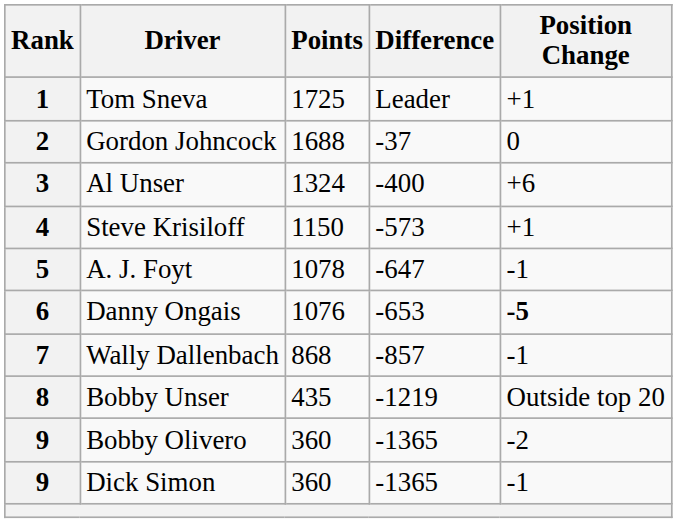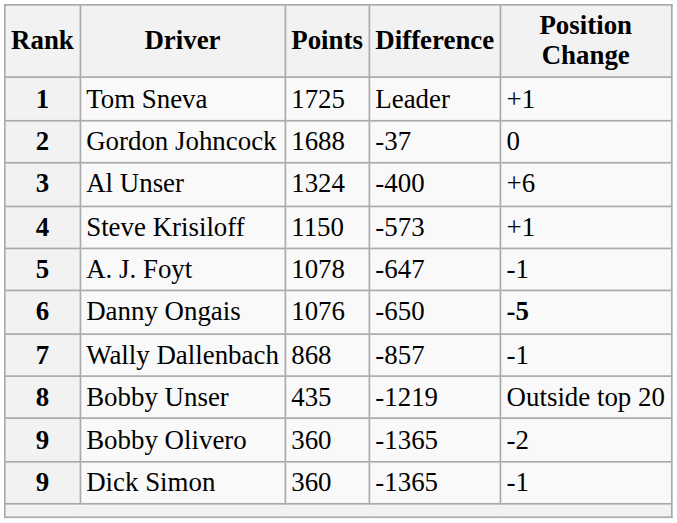(400, 311) -653 -> (400, 311) -650
